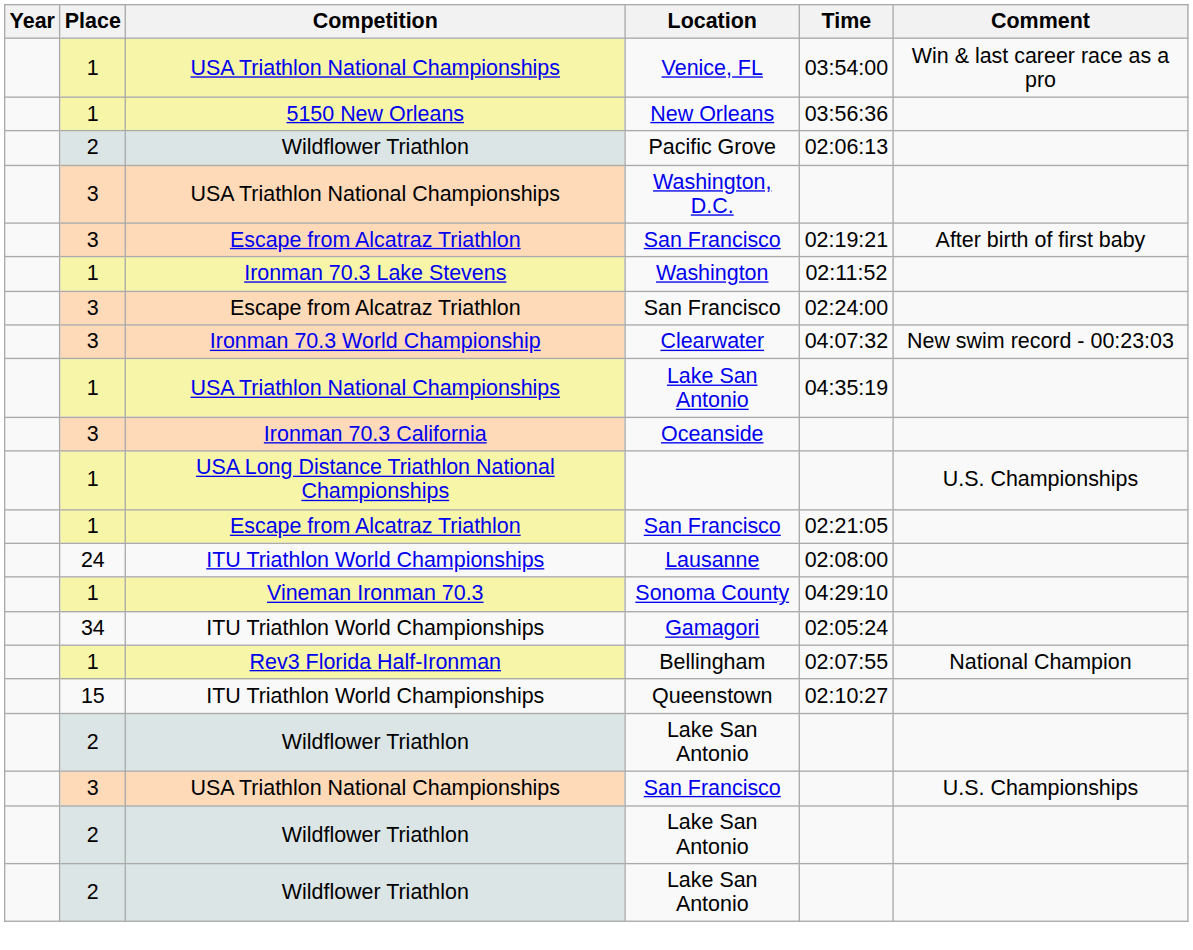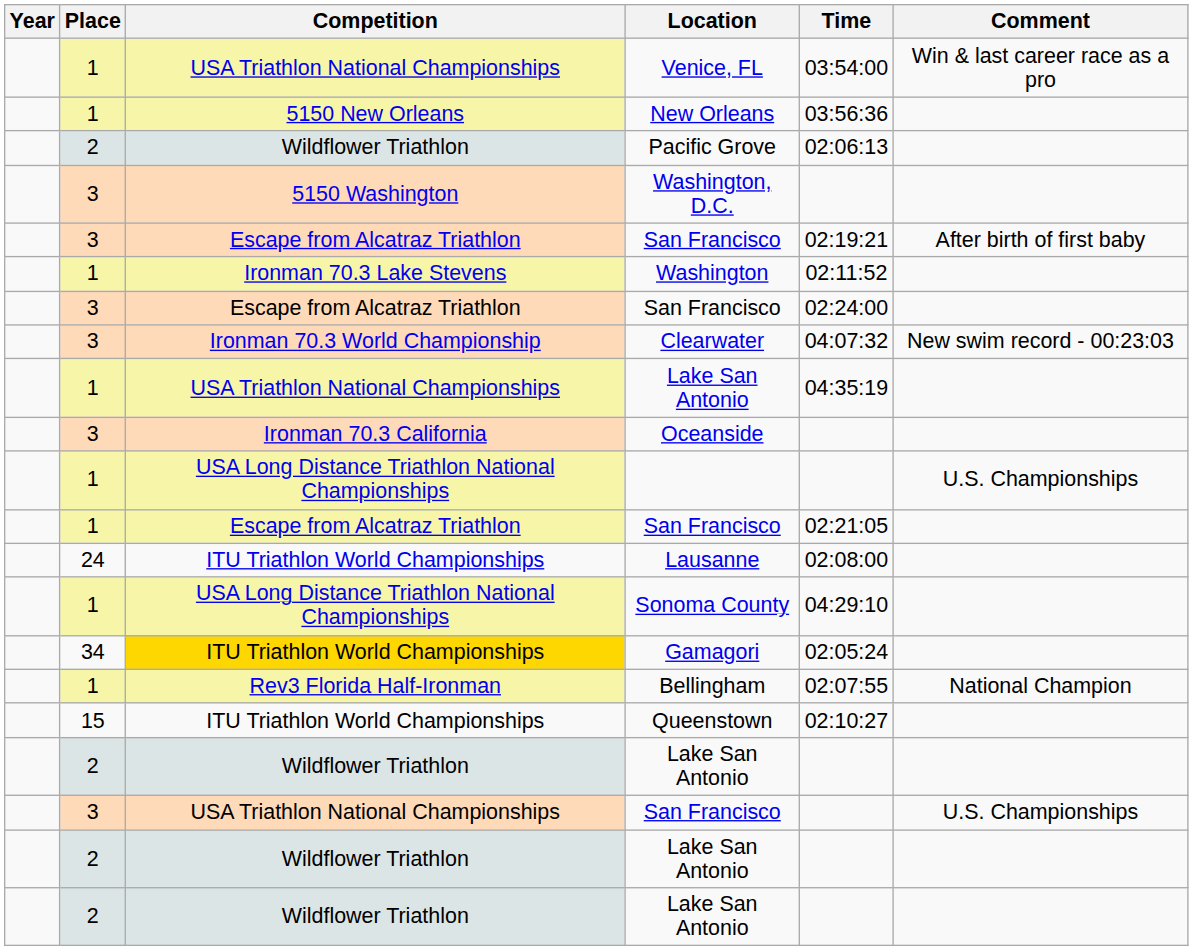(375, 193) USA Triathlon National Championships -> (375, 193) 5150 Washington
(375, 594) Vineman Ironman 70.3 -> (375, 606) USA Long Distance Triathlon National Championships
(375, 628) no background -> (375, 652) gold background
